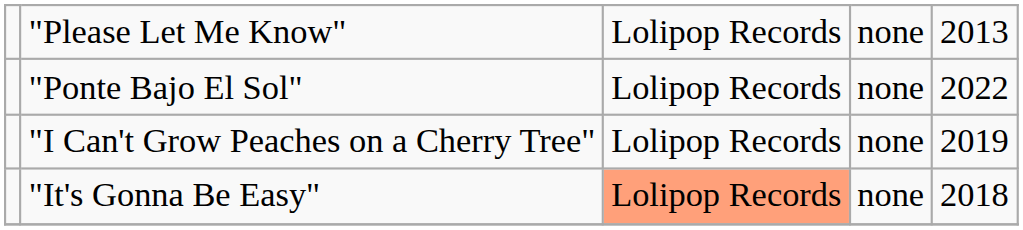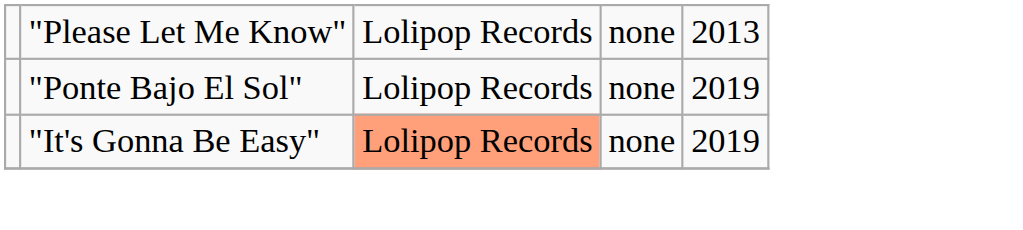(974, 86) 2022 -> (726, 86) 2019
- row: (312, 140)
(974, 195) 2018 -> (726, 140) 2019
